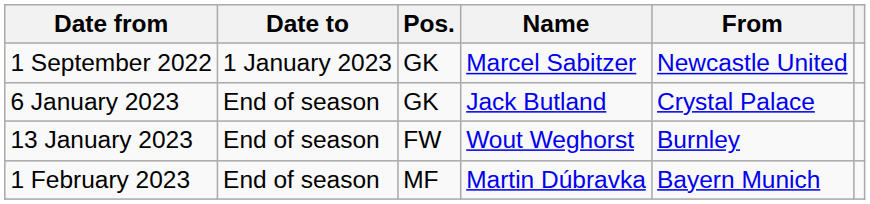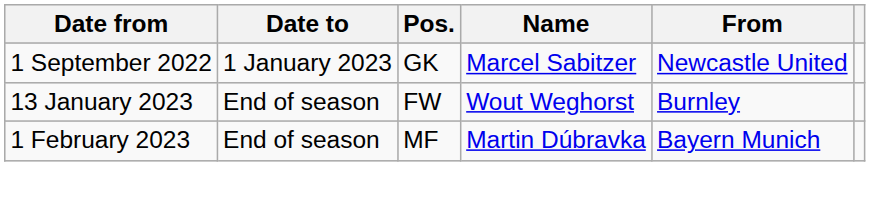- row: (95, 101)
